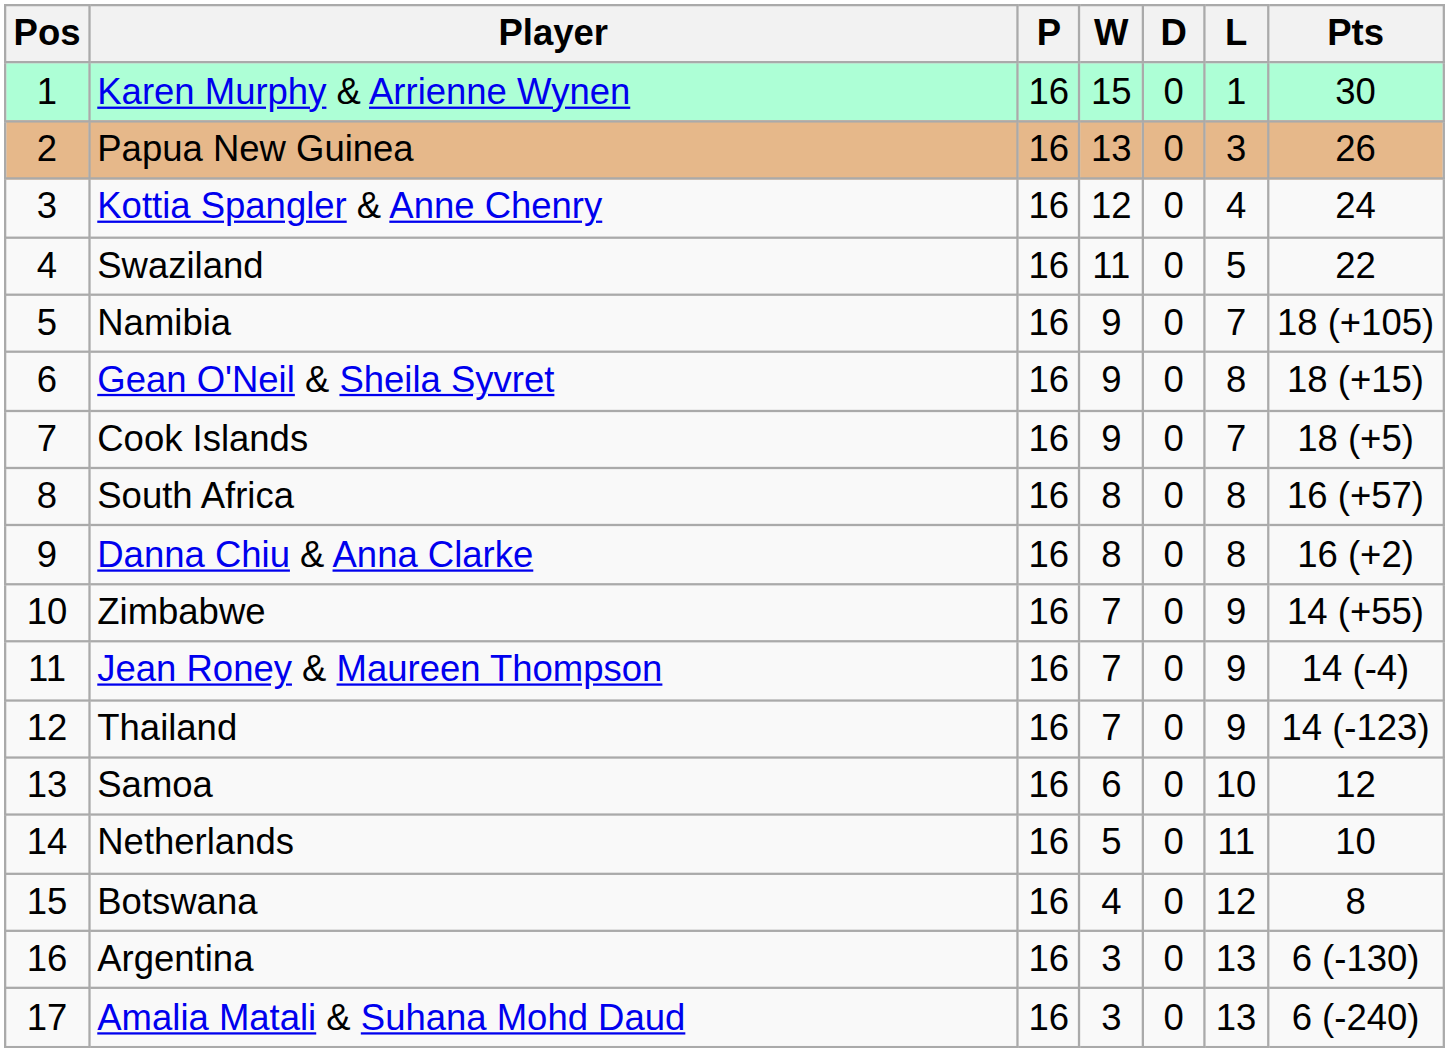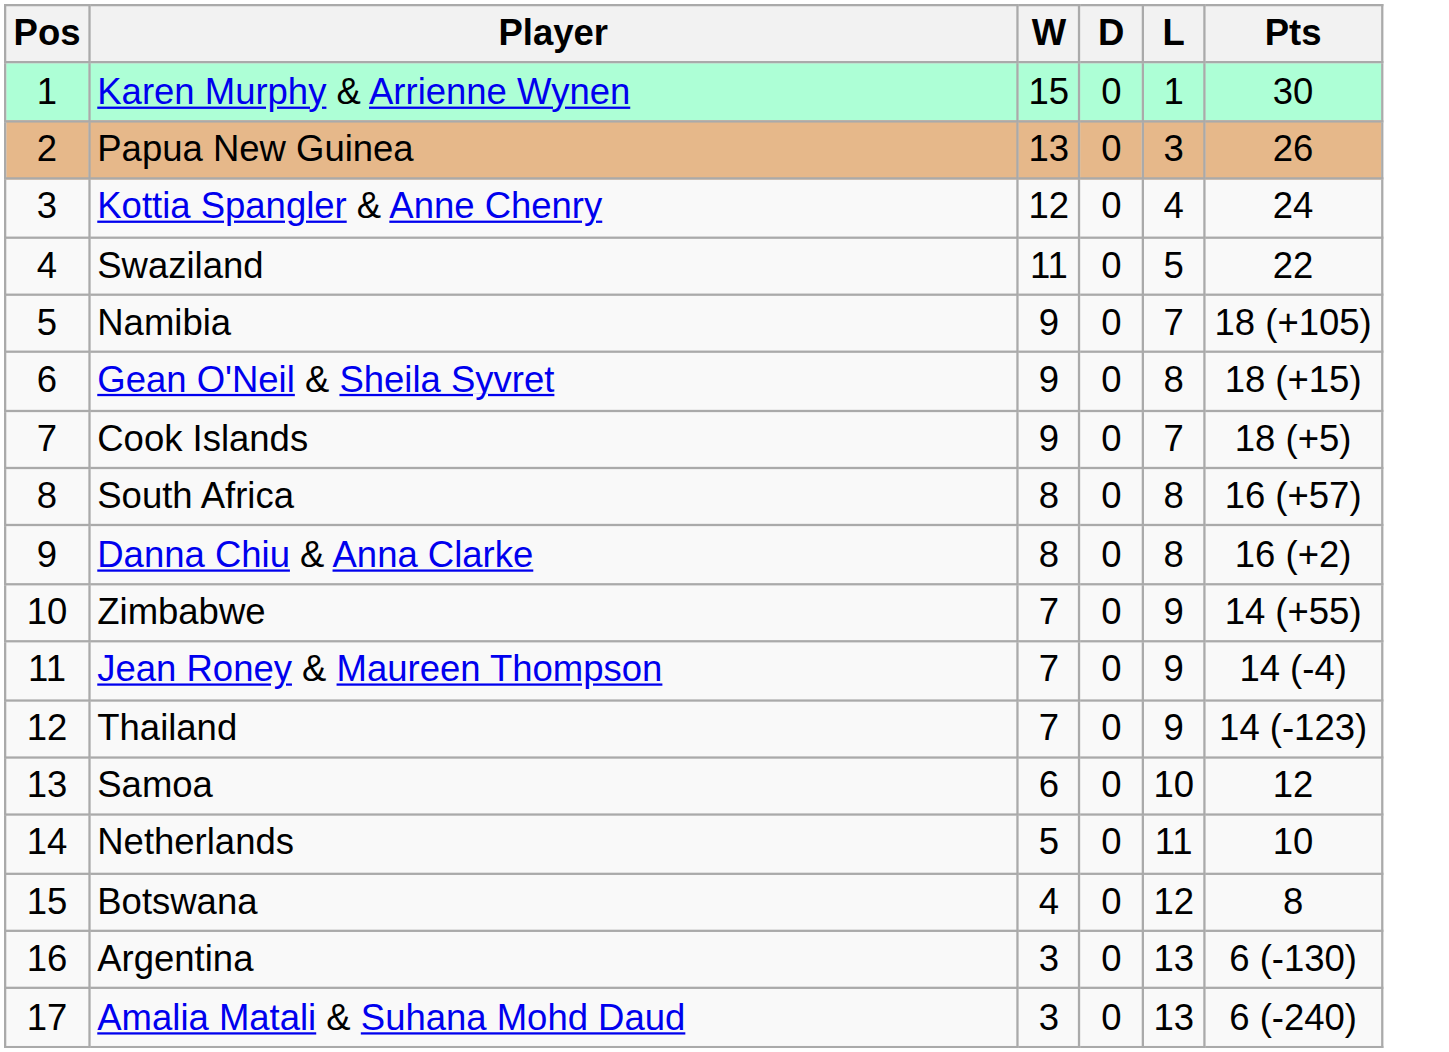- column: (1049, 33)
